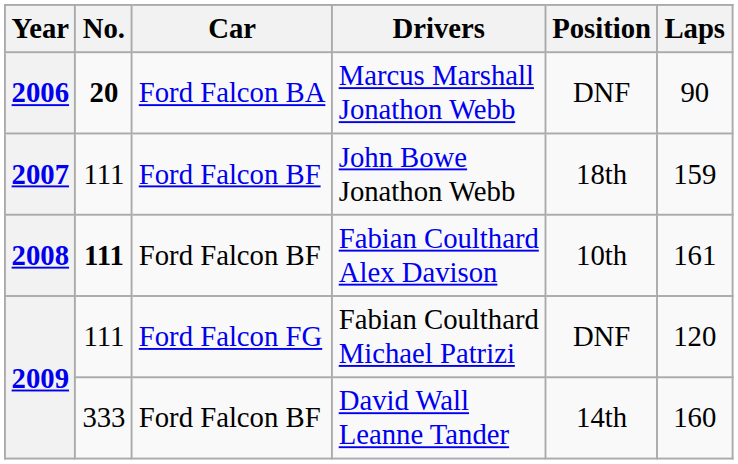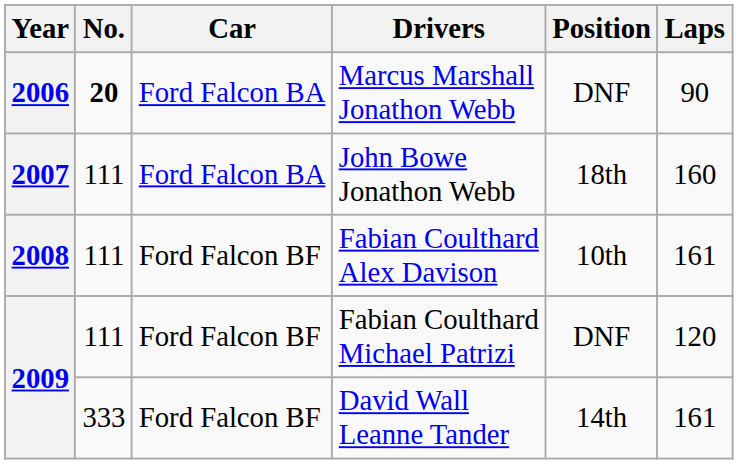(230, 174) Ford Falcon BF -> (232, 174) Ford Falcon BA
(695, 174) 159 -> (695, 174) 160
(104, 255) bold -> (104, 255) normal
(230, 336) Ford Falcon FG -> (230, 336) Ford Falcon BF
(695, 418) 160 -> (695, 418) 161
